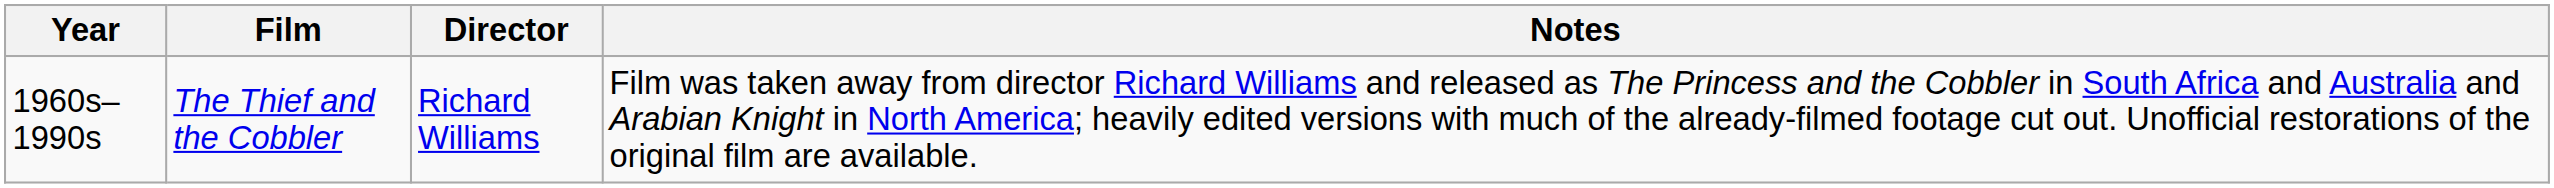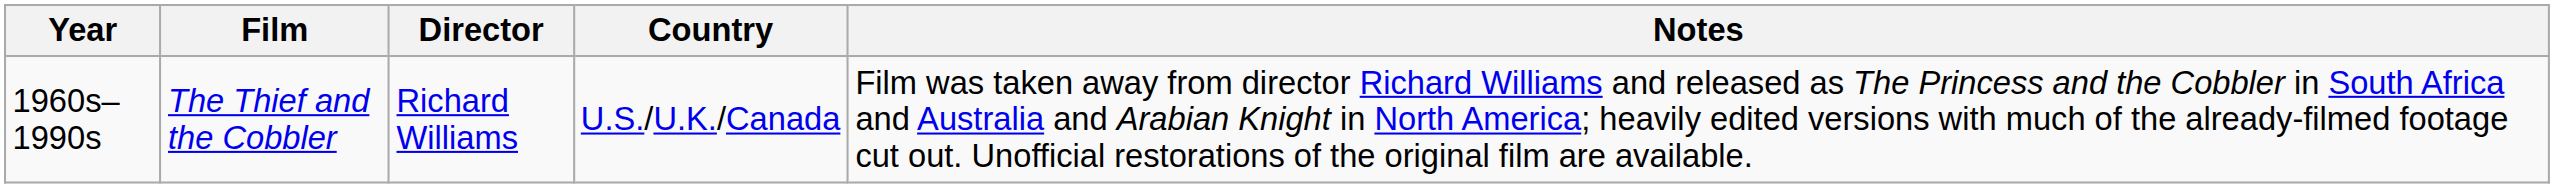+ column: (711, 30)
